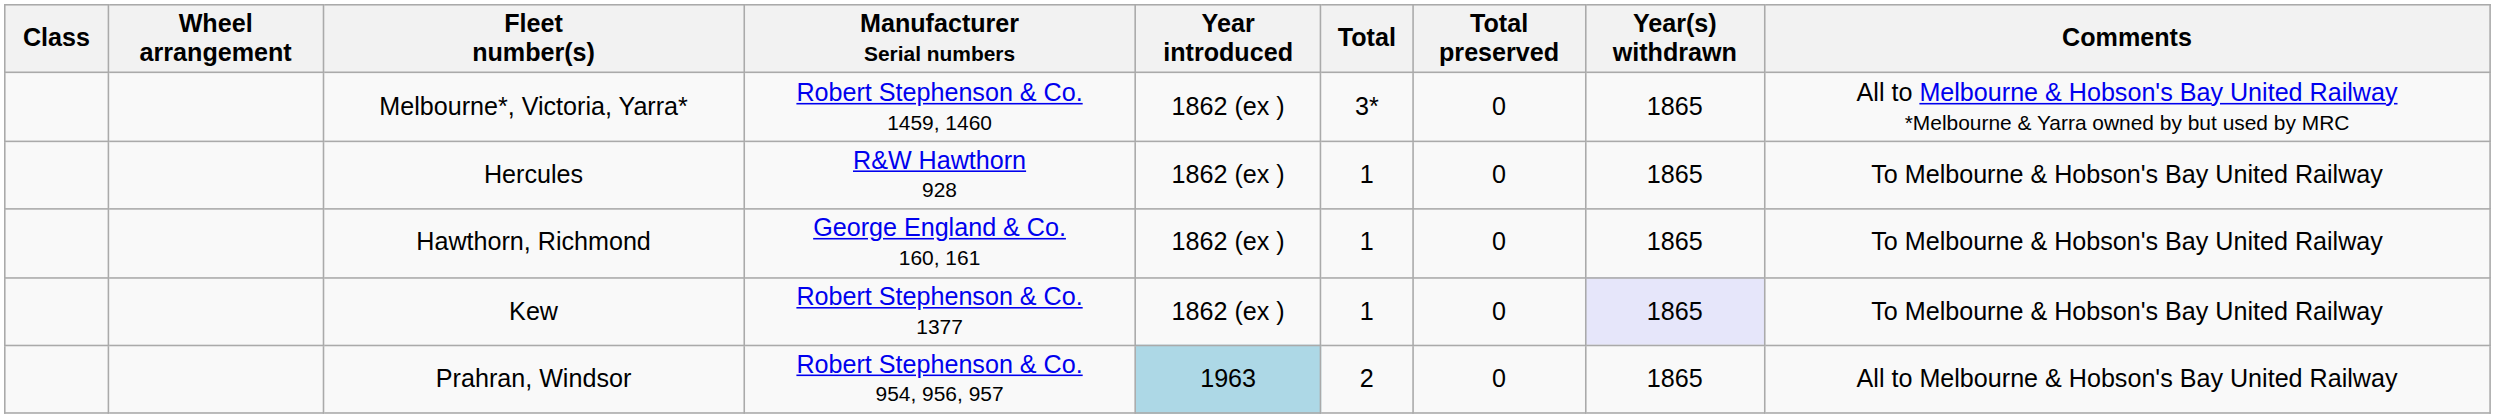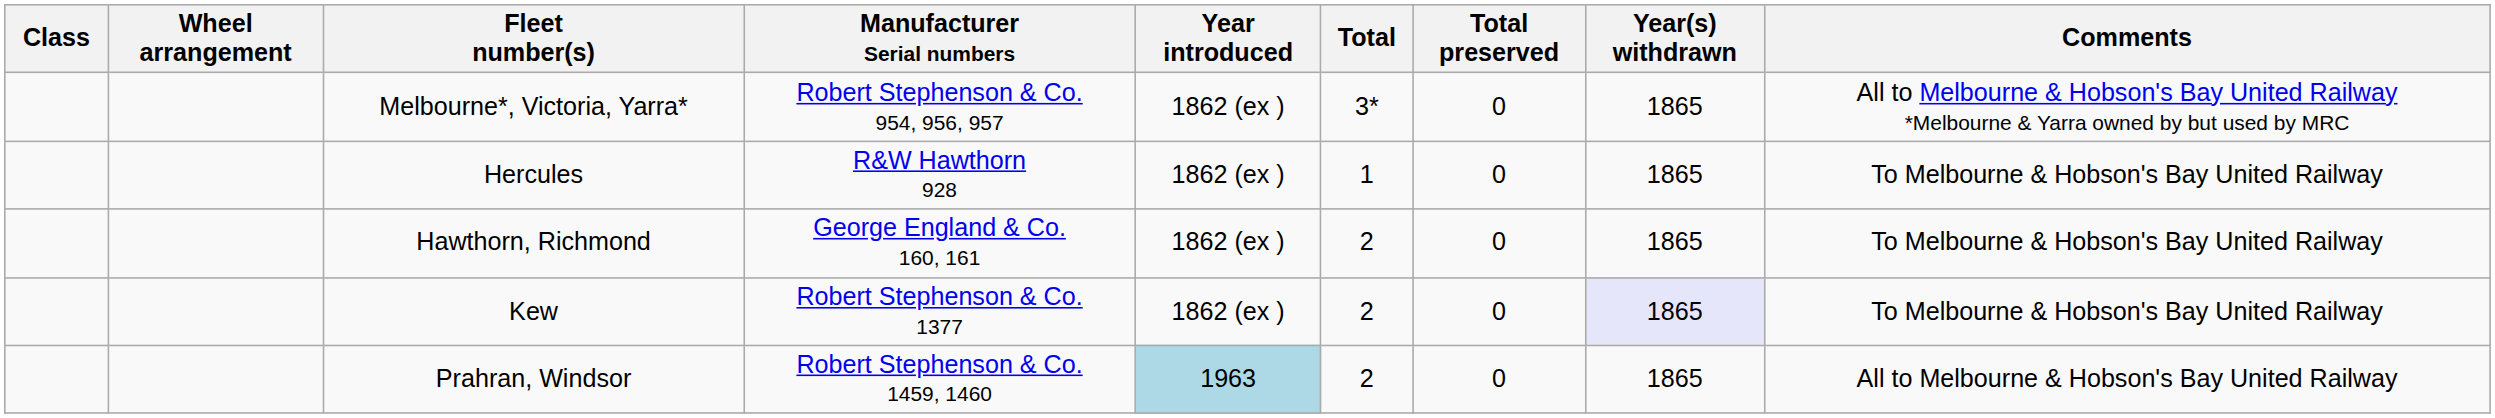(940, 106) Robert Stephenson & Co. 1459, 1460 -> (940, 106) Robert Stephenson & Co. 954, 956, 957
(1367, 242) 1 -> (1367, 242) 2
(1367, 310) 1 -> (1367, 310) 2
(940, 379) Robert Stephenson & Co. 954, 956, 957 -> (940, 379) Robert Stephenson & Co. 1459, 1460
